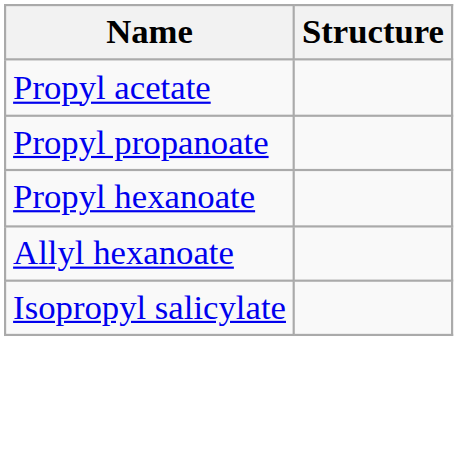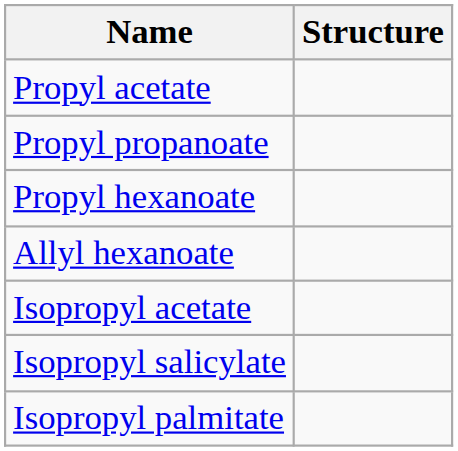+ row: (132, 307)
+ row: (149, 417)
